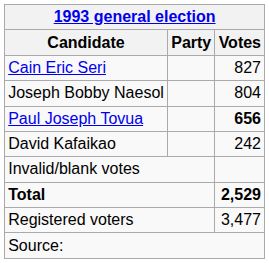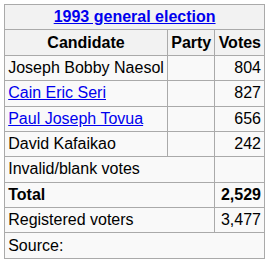rows swapped: (57, 67) <-> (86, 93)
(248, 118) bold -> (248, 118) normal
